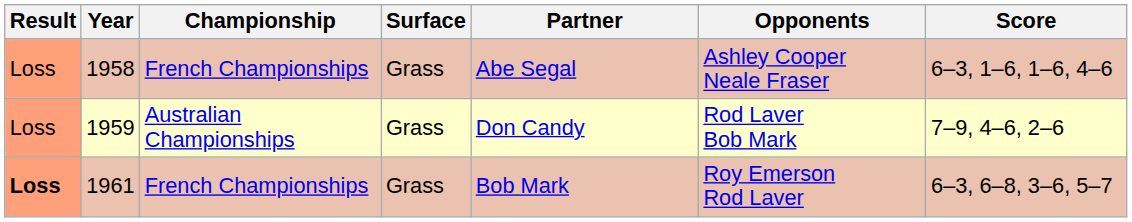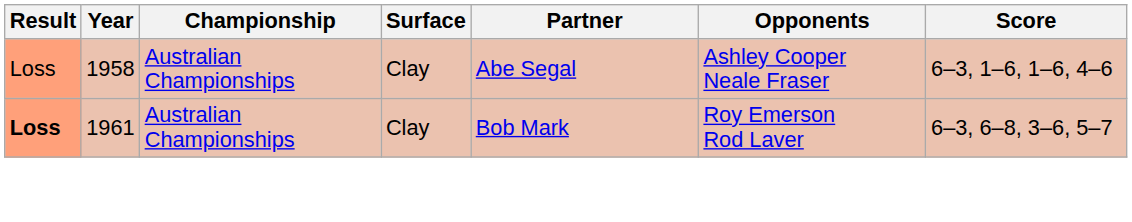(257, 68) French Championships -> (220, 68) Australian Championships
(415, 68) Grass -> (408, 68) Clay
- row: (110, 127)
(257, 186) French Championships -> (220, 127) Australian Championships
(415, 186) Grass -> (408, 127) Clay
